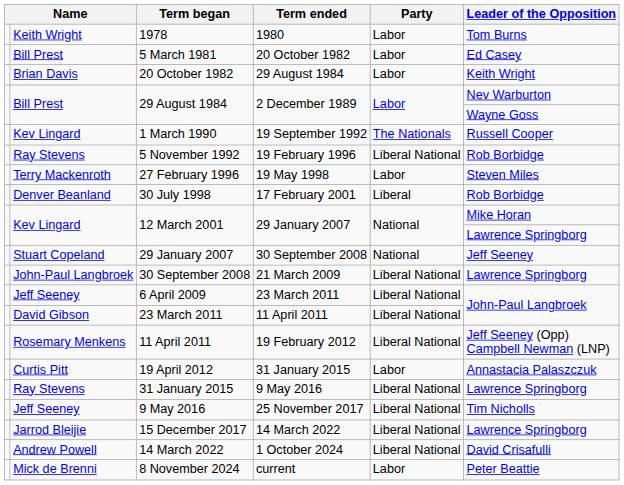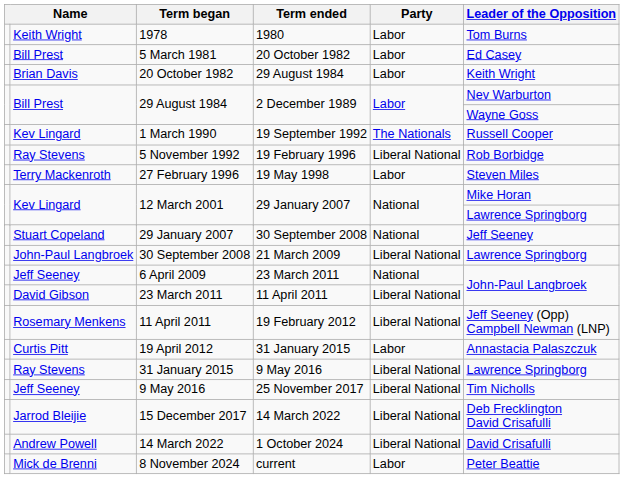- row: (175, 194)
(417, 295) Liberal National -> (396, 275) National
(527, 429) Lawrence Springborg -> (514, 416) Deb Frecklington David Crisafulli
